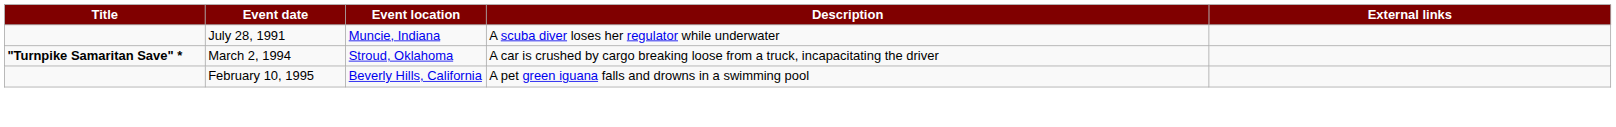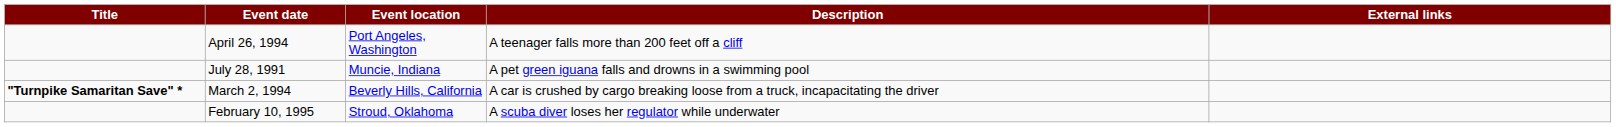+ row: (248, 42)
(634, 35) A scuba diver loses her regulator while underwater -> (649, 70) A pet green iguana falls and drowns in a swimming pool
(401, 55) Stroud, Oklahoma -> (415, 91) Beverly Hills, California
(415, 76) Beverly Hills, California -> (401, 111) Stroud, Oklahoma
(649, 76) A pet green iguana falls and drowns in a swimming pool -> (634, 111) A scuba diver loses her regulator while underwater
